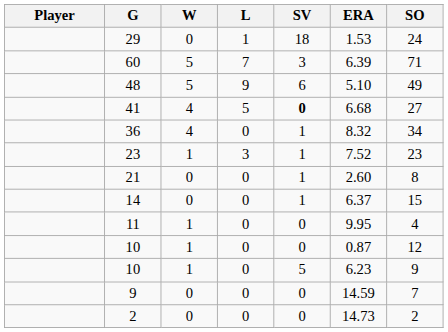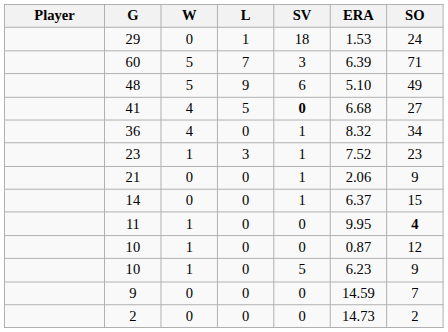(358, 177) 2.60 -> (358, 177) 2.06
(415, 177) 8 -> (415, 177) 9
(415, 223) normal -> (415, 223) bold
